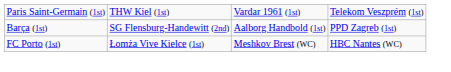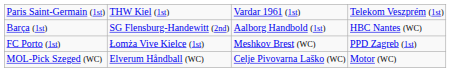(363, 28) PPD Zagreb (1st) -> (386, 28) HBC Nantes (WC)
(366, 43) HBC Nantes (WC) -> (383, 43) PPD Zagreb (1st)
+ row: (54, 59)
